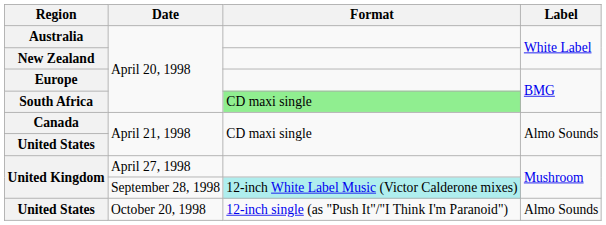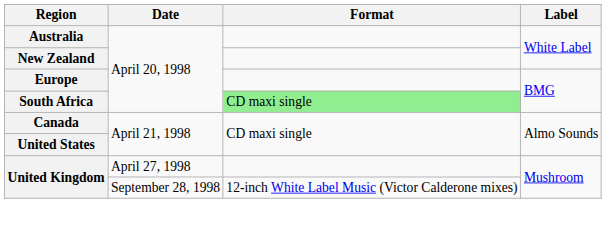(372, 187) paleturquoise background -> (372, 187) no background
- row: (56, 209)
